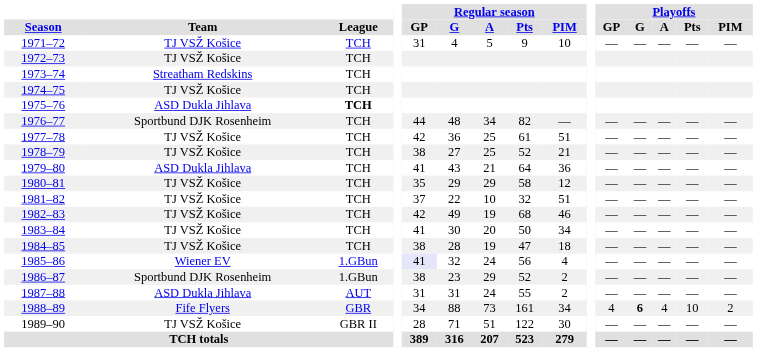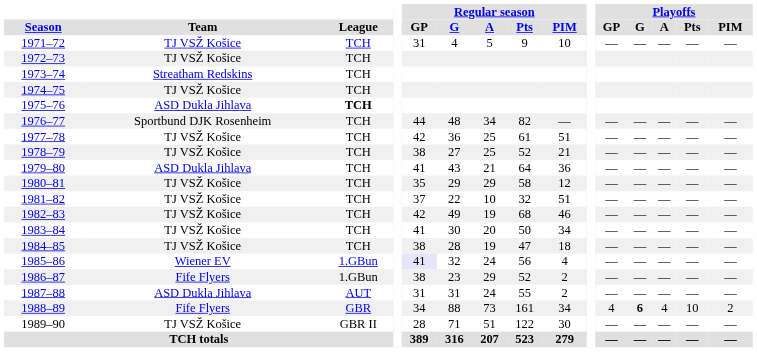(203, 277) Sportbund DJK Rosenheim -> (203, 277) Fife Flyers
